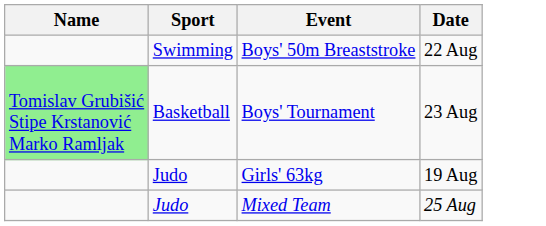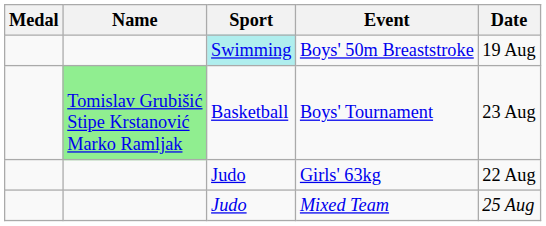+ column: (34, 19)
(193, 50) no background -> (251, 50) paleturquoise background
(451, 50) 22 Aug -> (509, 50) 19 Aug
(451, 175) 19 Aug -> (509, 175) 22 Aug
